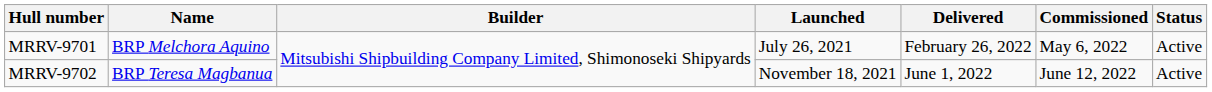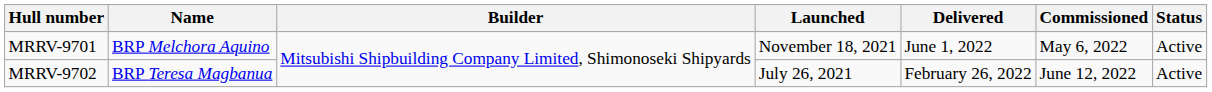(806, 45) July 26, 2021 -> (828, 45) November 18, 2021
(968, 45) February 26, 2022 -> (948, 45) June 1, 2022
(828, 73) November 18, 2021 -> (806, 73) July 26, 2021
(948, 73) June 1, 2022 -> (968, 73) February 26, 2022
